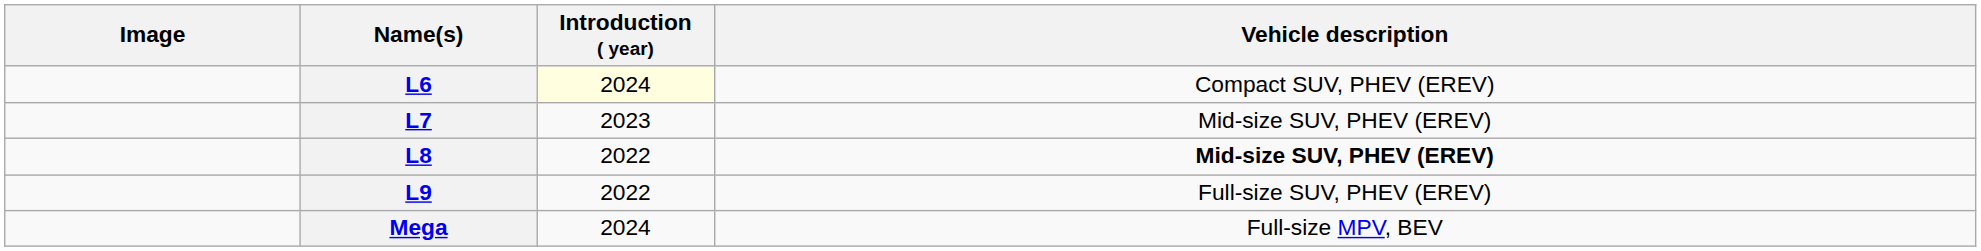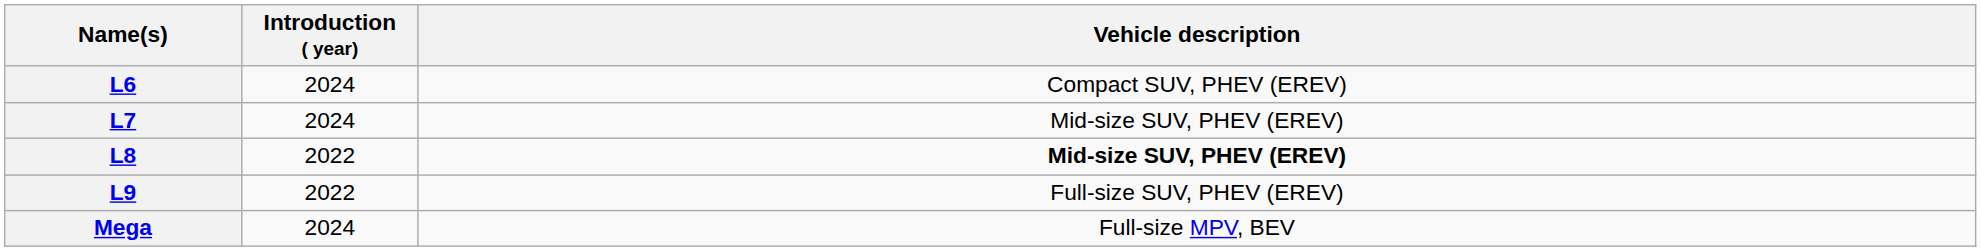- column: (153, 35)
(625, 84) lightyellow background -> (330, 84) no background
(625, 120) 2023 -> (330, 120) 2024
